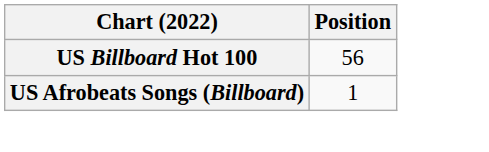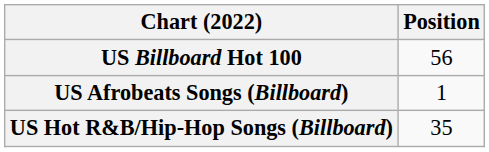+ row: (201, 127)
